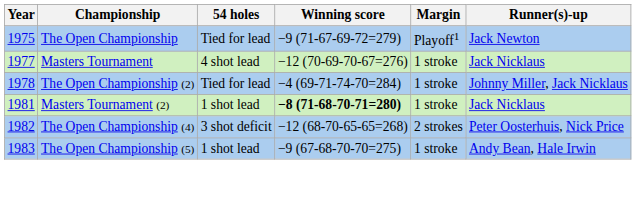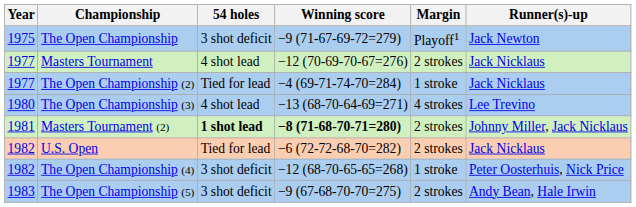(236, 38) Tied for lead -> (236, 38) 3 shot deficit
(436, 62) 1 stroke -> (438, 62) 2 strokes
(21, 83) 1978 -> (21, 83) 1977
(548, 83) Johnny Miller, Jack Nicklaus -> (507, 83) Jack Nicklaus
+ row: (118, 105)
(230, 105) normal -> (232, 126) bold
(436, 105) 1 stroke -> (438, 126) 2 strokes
(507, 105) Jack Nicklaus -> (548, 126) Johnny Miller, Jack Nicklaus
+ row: (70, 148)
(438, 126) 2 strokes -> (436, 169) 1 stroke
(230, 148) 1 shot lead -> (236, 191) 3 shot deficit
(436, 148) 1 stroke -> (438, 191) 2 strokes
